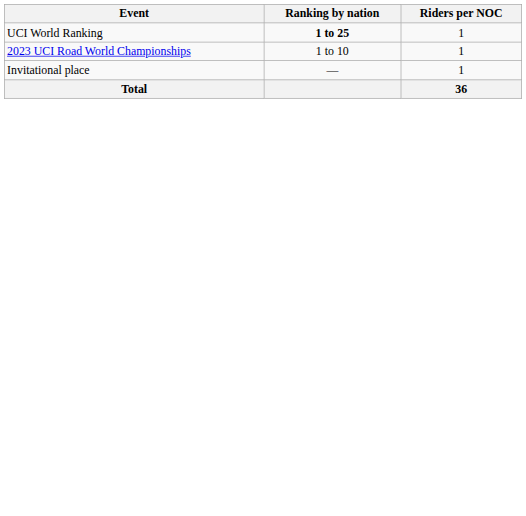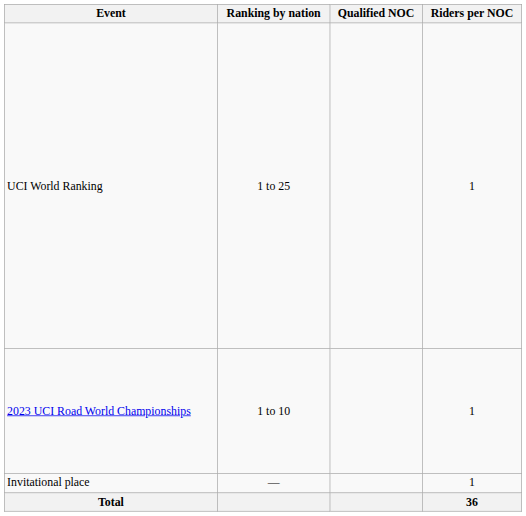+ column: (376, 13)
(332, 32) bold -> (274, 185) normal
